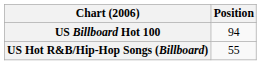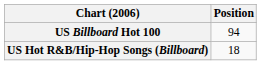(234, 50) 55 -> (234, 50) 18
